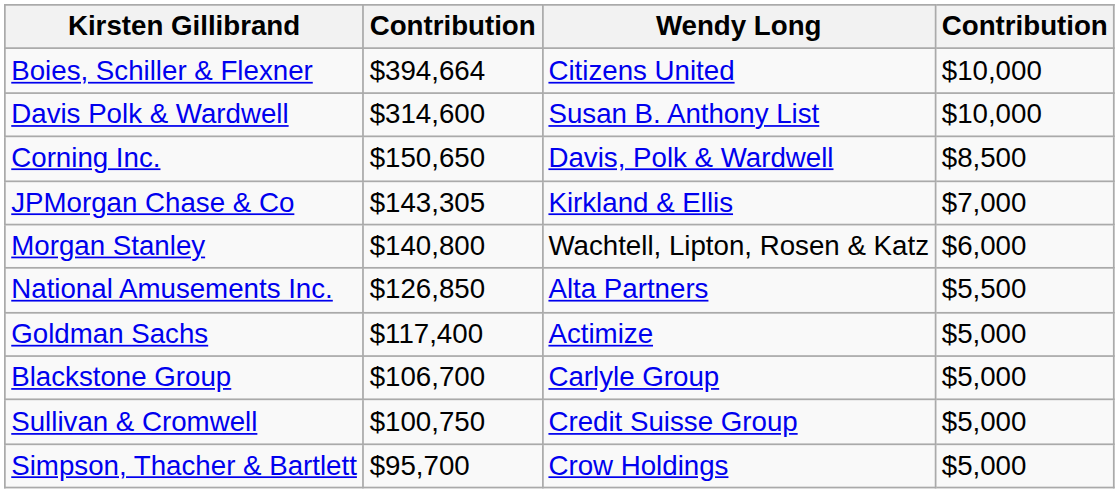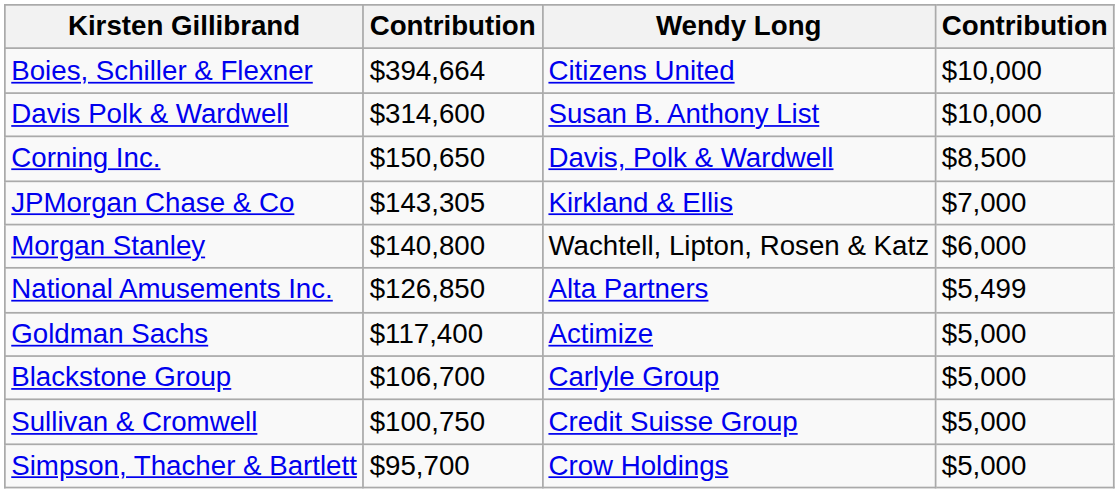(984, 289) $5,500 -> (984, 289) $5,499
